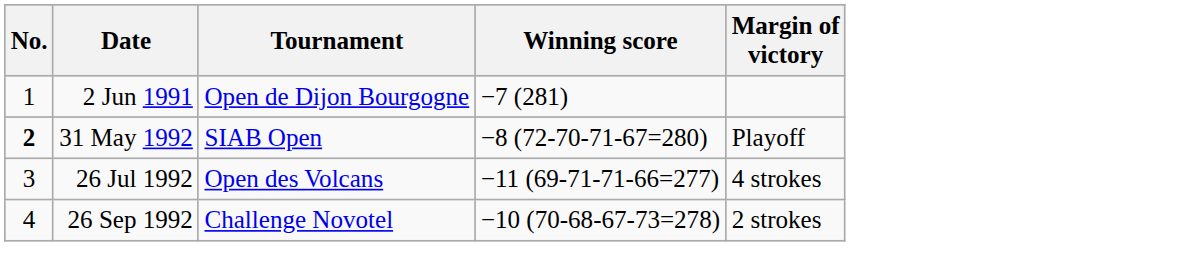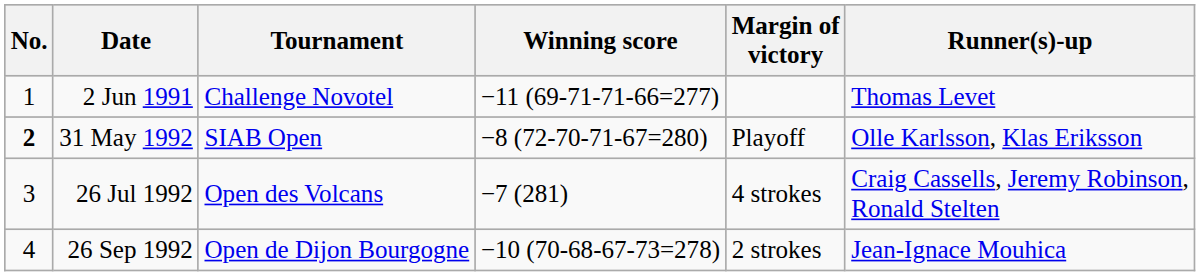+ column: (1020, 40)
(337, 96) Open de Dijon Bourgogne -> (299, 96) Challenge Novotel
(524, 96) −7 (281) -> (600, 96) −11 (69-71-71-66=277)
(600, 179) −11 (69-71-71-66=277) -> (524, 193) −7 (281)
(299, 220) Challenge Novotel -> (337, 250) Open de Dijon Bourgogne
